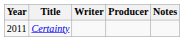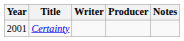(17, 28) 2011 -> (17, 28) 2001
